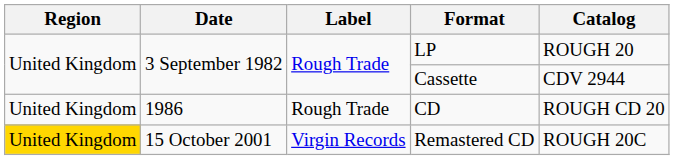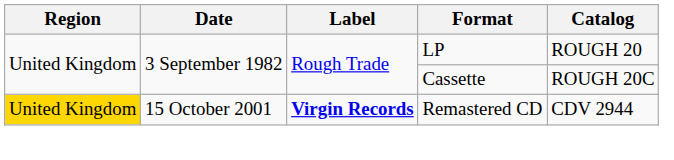(584, 79) CDV 2944 -> (603, 79) ROUGH 20C
- row: (427, 109)
(348, 139) normal -> (352, 109) bold
(595, 139) ROUGH 20C -> (592, 109) CDV 2944
